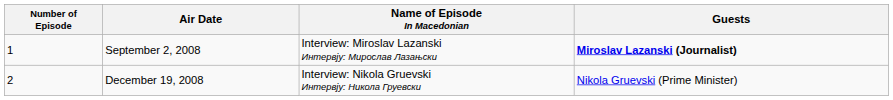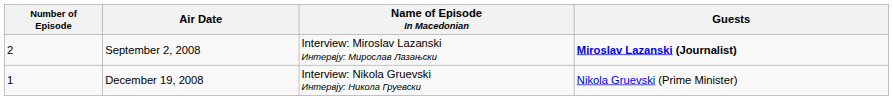(10, 50) 1 -> (10, 50) 2
(10, 80) 2 -> (10, 80) 1
